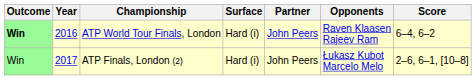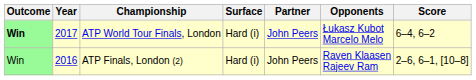(66, 34) 2016 -> (66, 34) 2017
(357, 34) Raven Klaasen Rajeev Ram -> (353, 34) Łukasz Kubot Marcelo Melo
(66, 61) 2017 -> (66, 61) 2016
(353, 61) Łukasz Kubot Marcelo Melo -> (357, 61) Raven Klaasen Rajeev Ram
